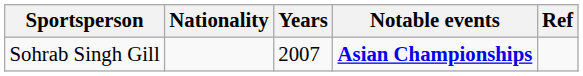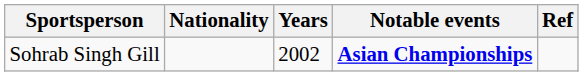(299, 53) 2007 -> (299, 53) 2002
